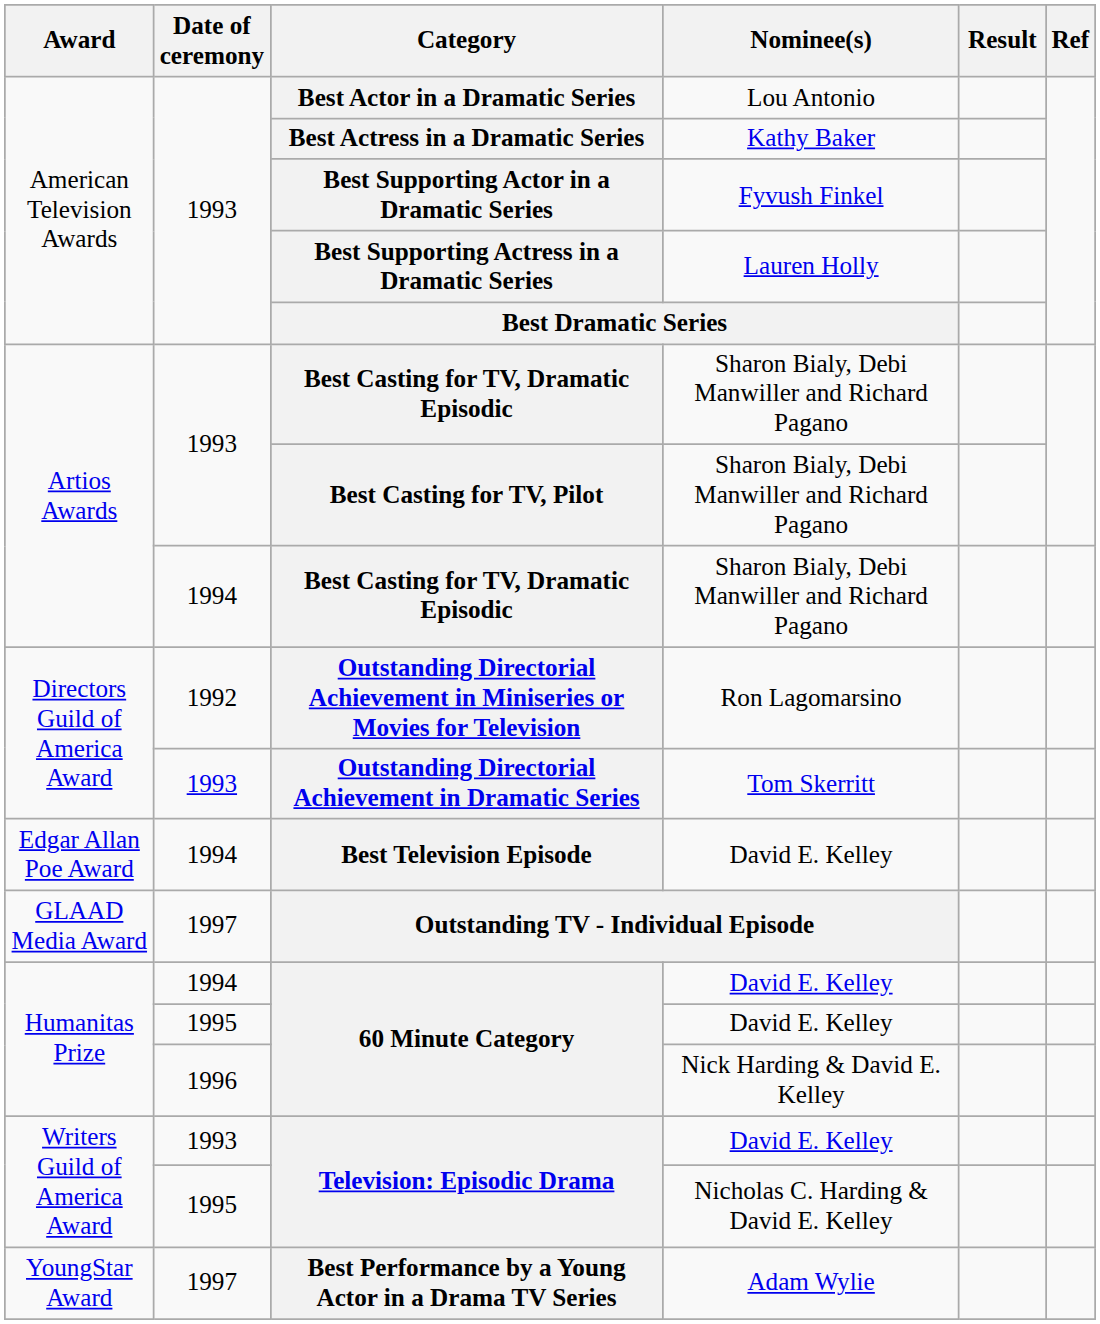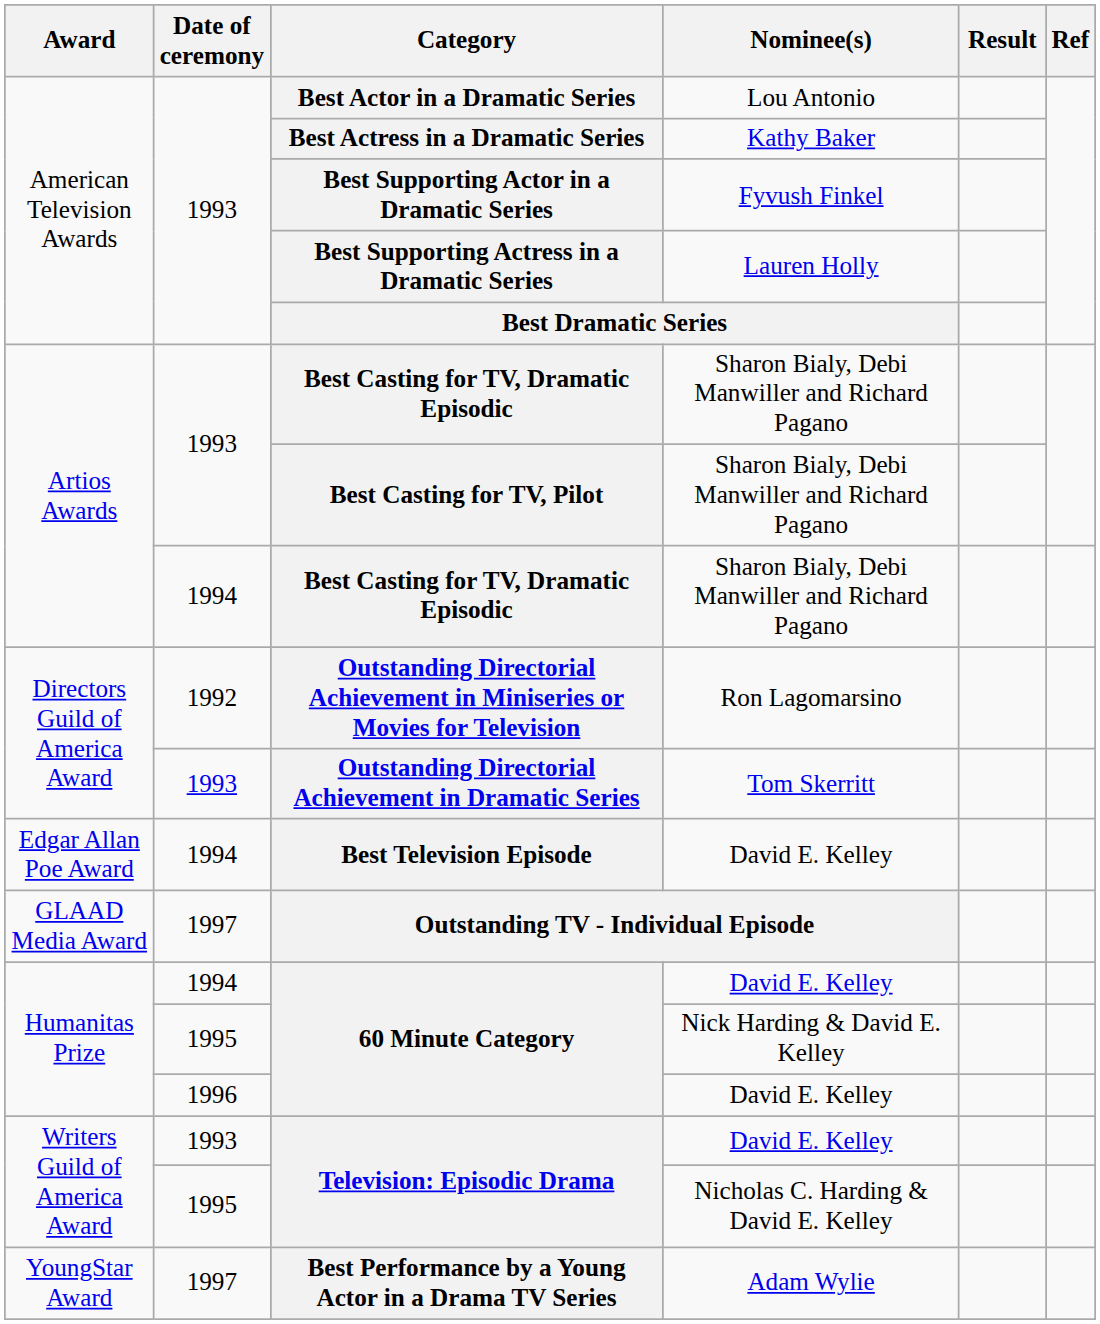(811, 1024) David E. Kelley -> (811, 1038) Nick Harding & David E. Kelley
(811, 1080) Nick Harding & David E. Kelley -> (811, 1095) David E. Kelley
